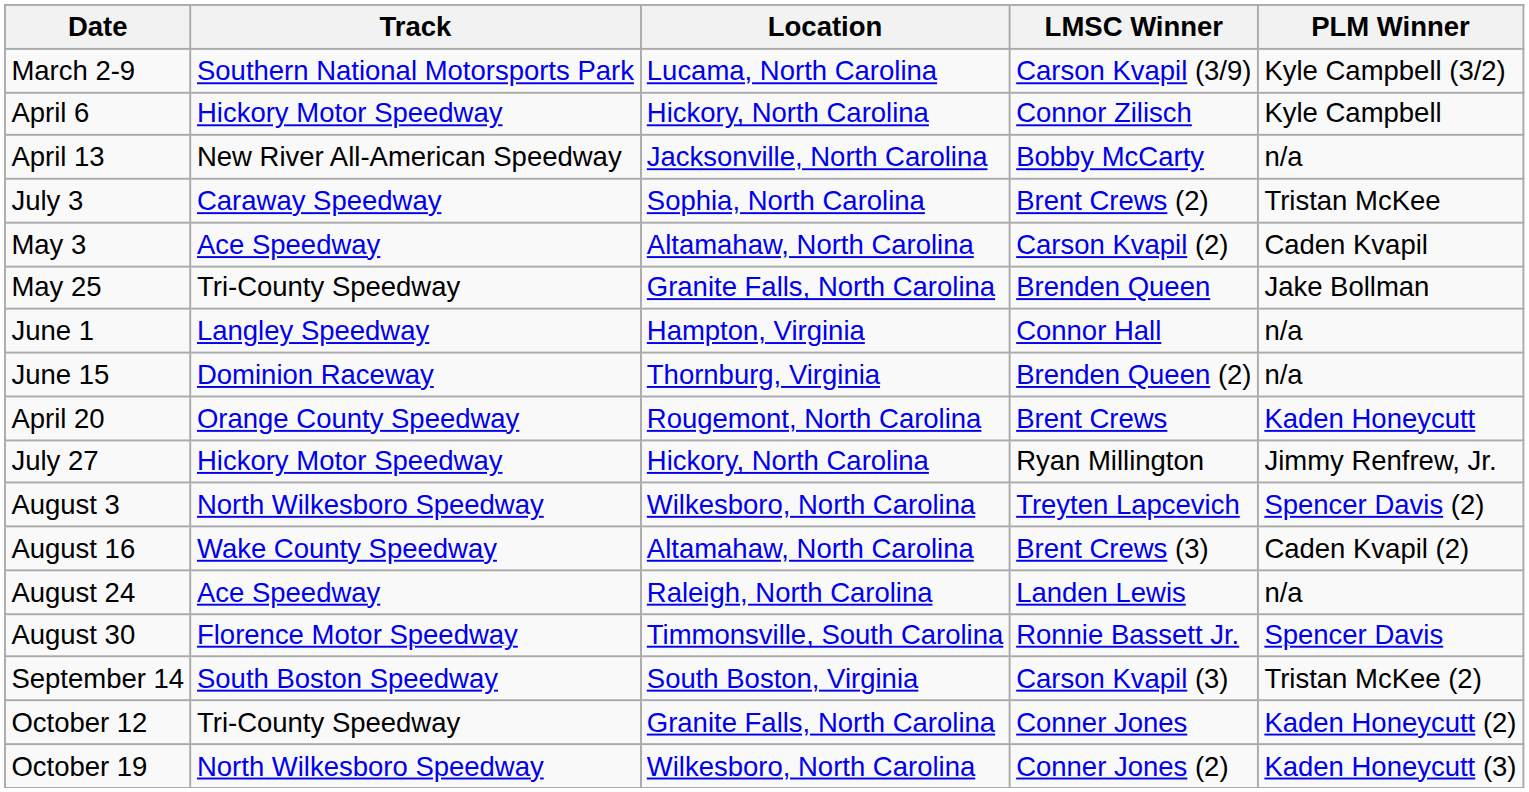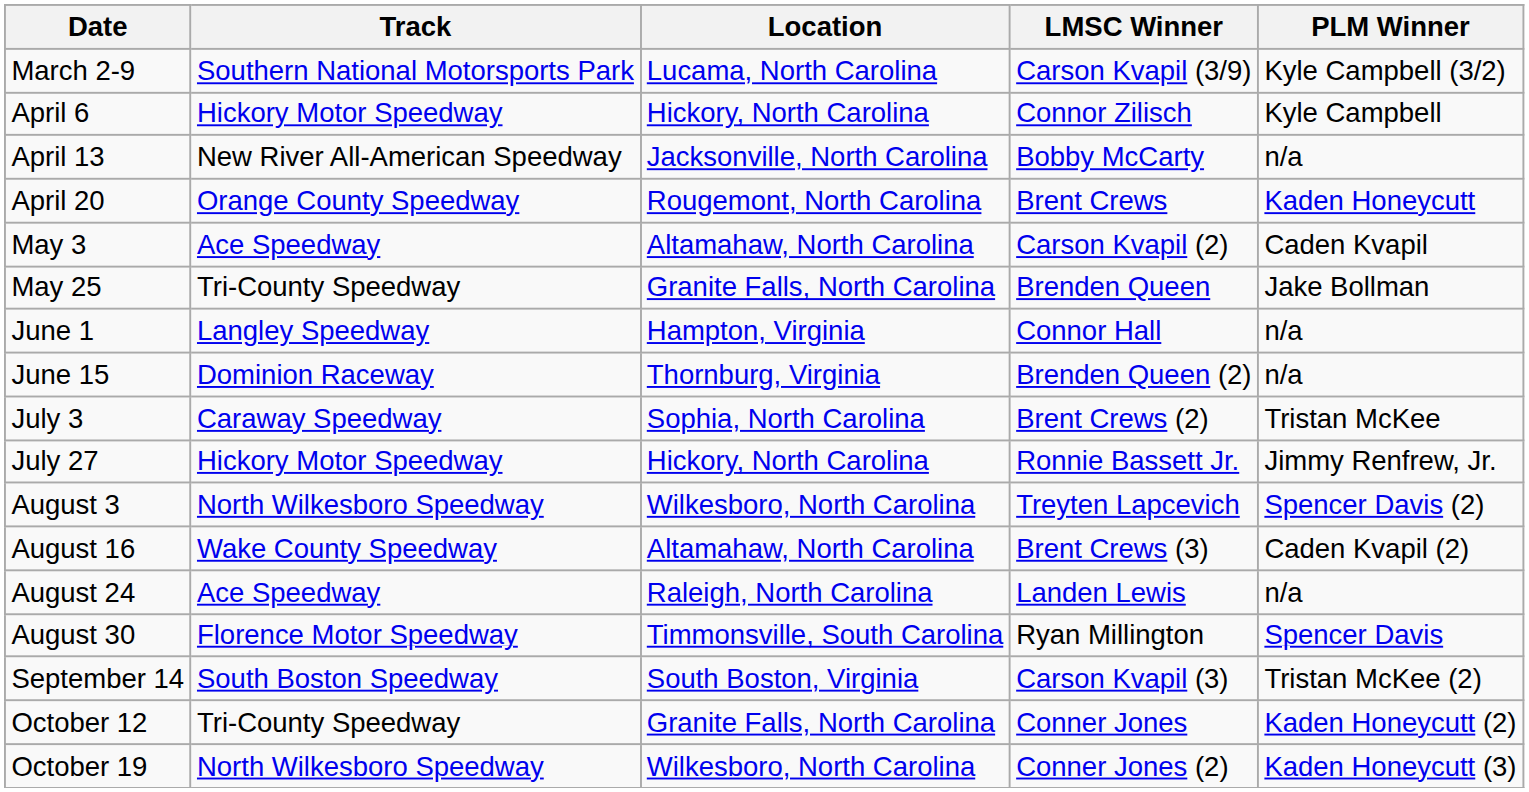rows swapped: (58, 418) <-> (47, 201)
(1110, 462) Ryan Millington -> (1128, 462) Ronnie Bassett Jr.
(1128, 635) Ronnie Bassett Jr. -> (1110, 635) Ryan Millington
